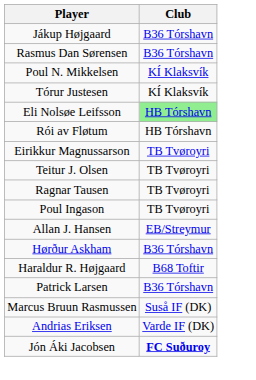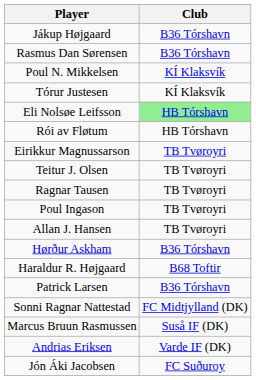(178, 229) EB/Streymur -> (195, 229) TB Tvøroyri
+ row: (72, 307)
(178, 346) bold -> (195, 365) normal
